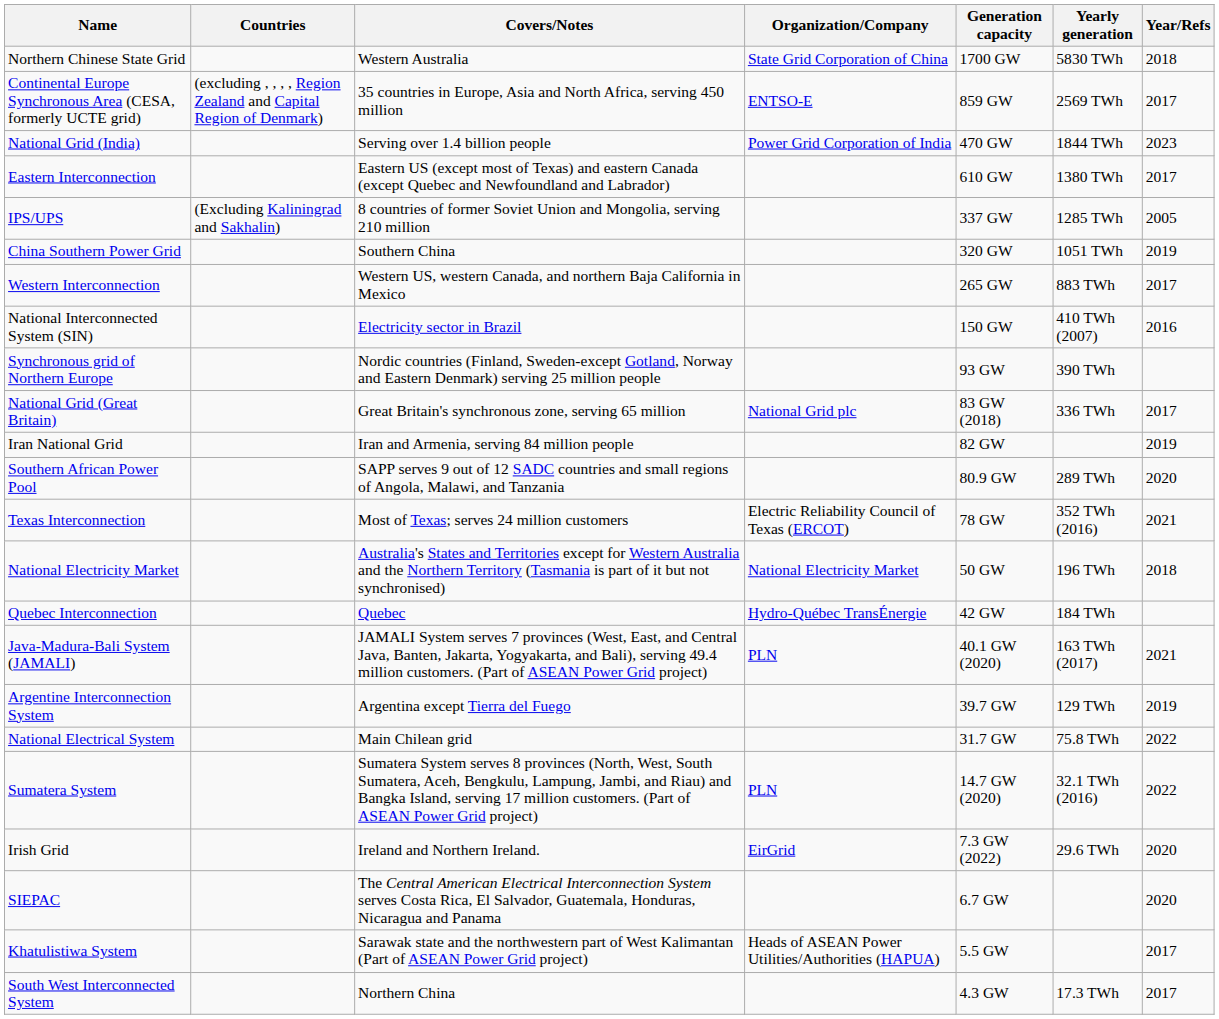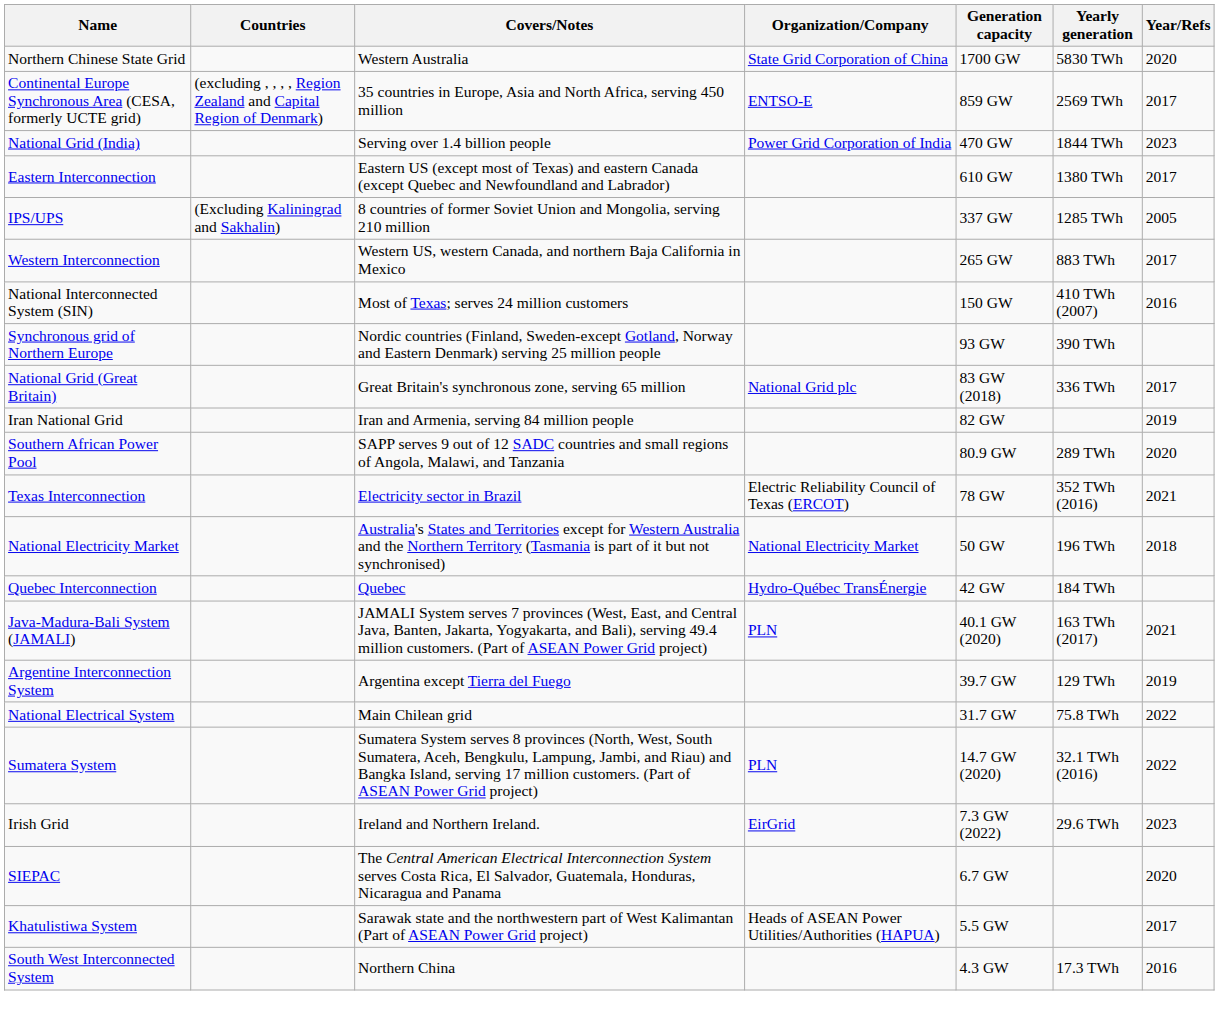(1161, 58) 2018 -> (1161, 58) 2020
- row: (94, 251)
(440, 327) Electricity sector in Brazil -> (493, 302) Most of Texas; serves 24 million customers
(493, 520) Most of Texas; serves 24 million customers -> (440, 495) Electricity sector in Brazil
(1161, 849) 2020 -> (1161, 824) 2023
(1161, 993) 2017 -> (1161, 968) 2016
